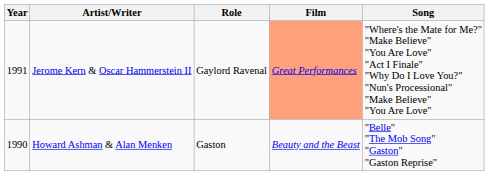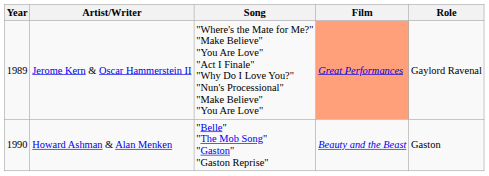columns swapped: (423, 12) <-> (232, 12)
(17, 70) 1991 -> (17, 70) 1989
